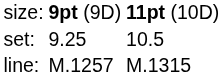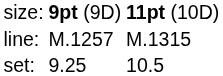rows swapped: (19, 39) <-> (21, 66)
